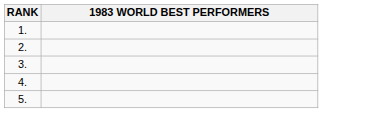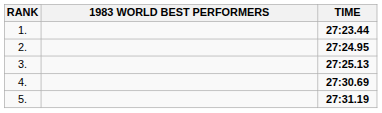+ column: (348, 13)
